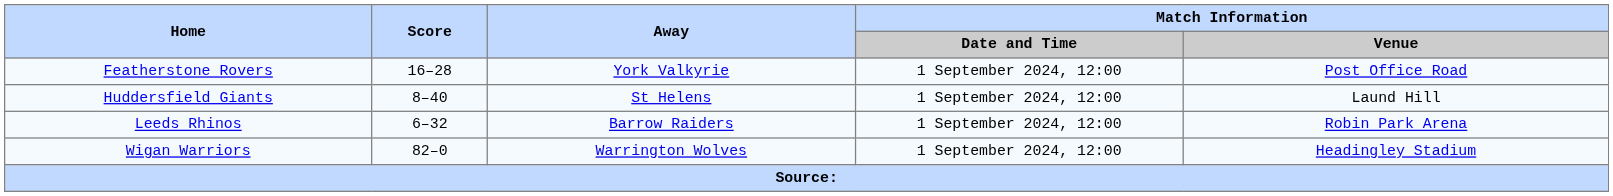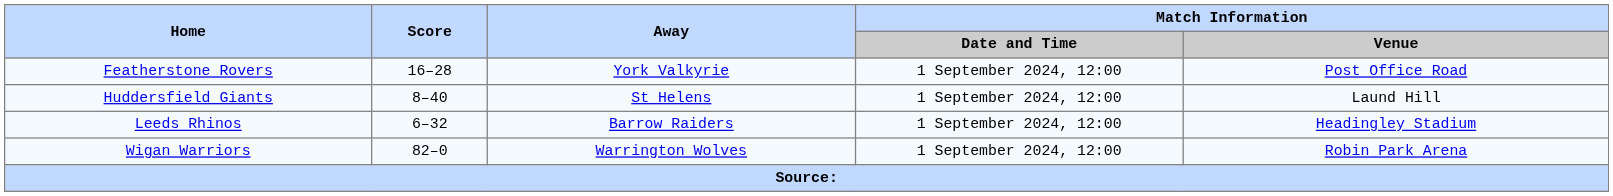(1396, 125) Robin Park Arena -> (1396, 125) Headingley Stadium
(1396, 151) Headingley Stadium -> (1396, 151) Robin Park Arena
